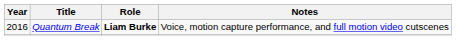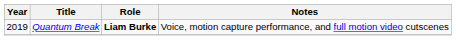(17, 27) 2016 -> (17, 27) 2019
